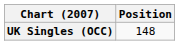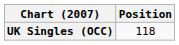(145, 31) 148 -> (145, 31) 118
